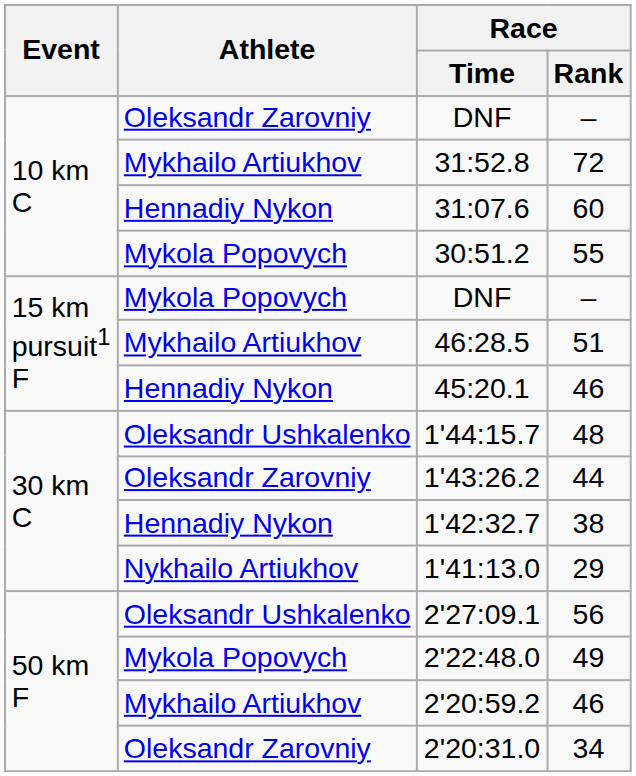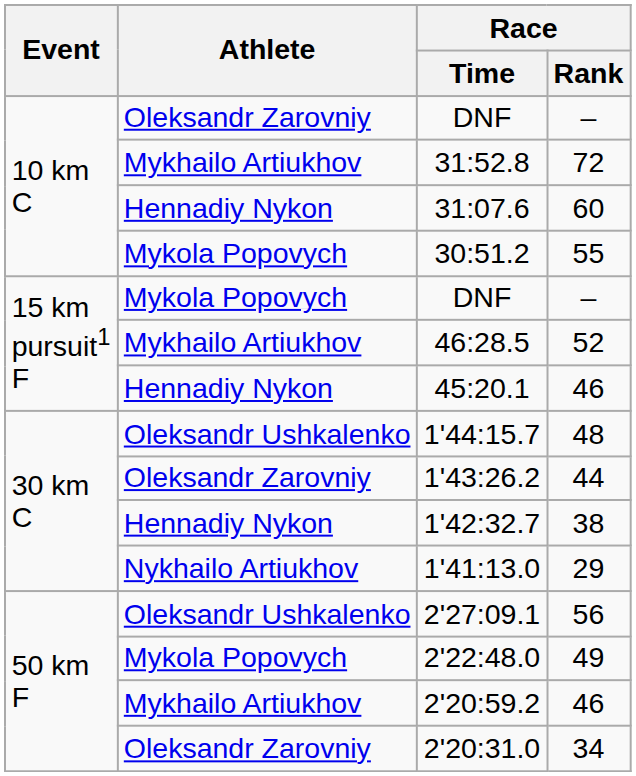(588, 343) 51 -> (588, 343) 52
